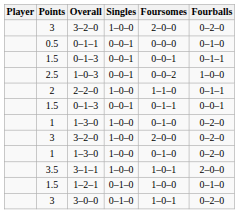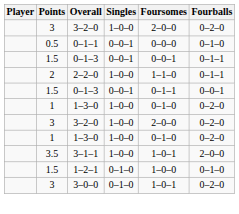- row: (52, 75)
